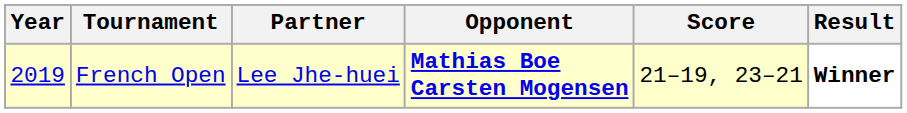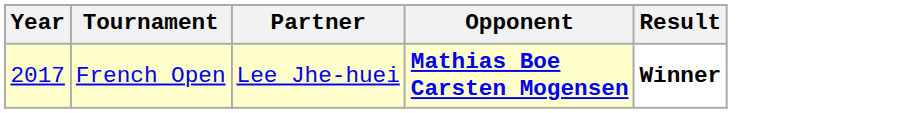- column: (721, 24)
(38, 75) 2019 -> (38, 75) 2017
